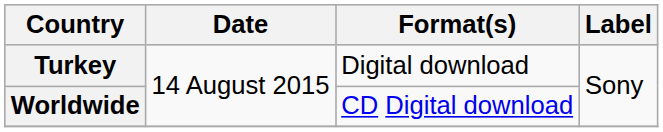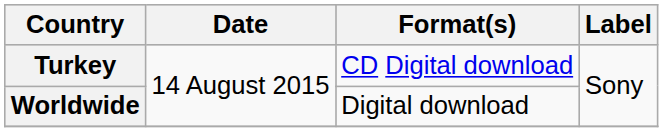(435, 65) Digital download -> (457, 65) CD Digital download
(457, 106) CD Digital download -> (435, 106) Digital download
